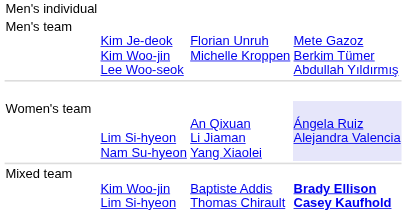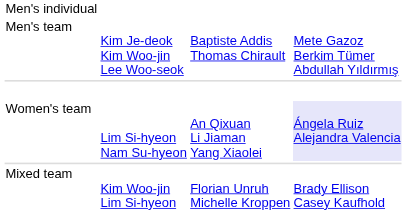(240, 48) Florian Unruh Michelle Kroppen -> (238, 48) Baptiste Addis Thomas Chirault
(238, 195) Baptiste Addis Thomas Chirault -> (240, 195) Florian Unruh Michelle Kroppen
(343, 195) bold -> (339, 195) normal
